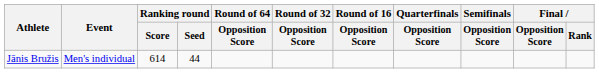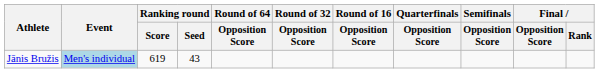(99, 59) no background -> (99, 59) lightblue background
(157, 59) 614 -> (157, 59) 619
(195, 59) 44 -> (195, 59) 43
